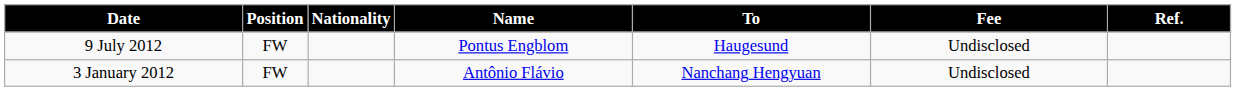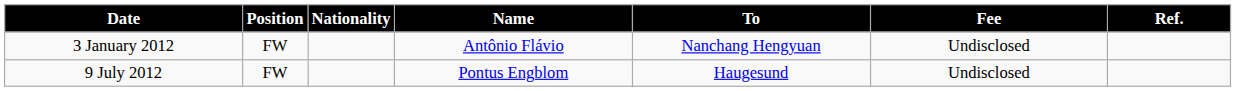rows swapped: (123, 73) <-> (123, 45)
